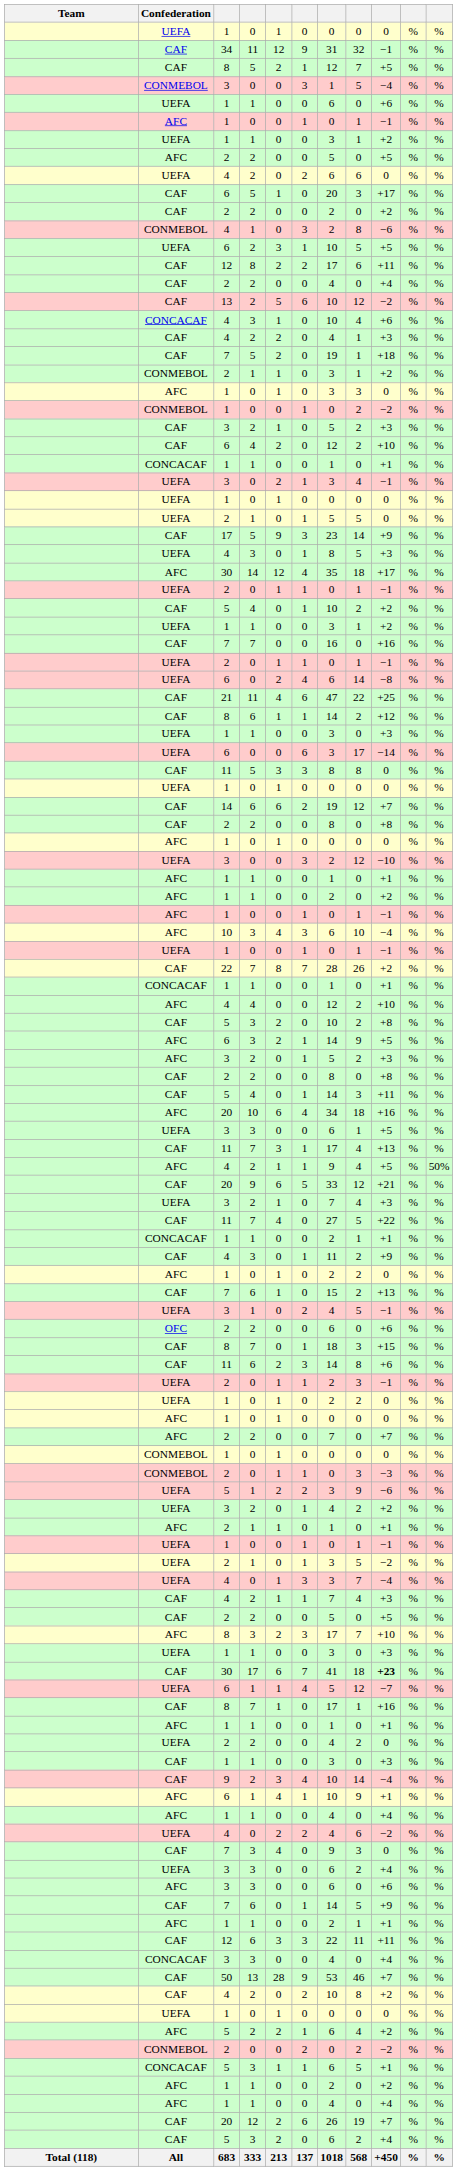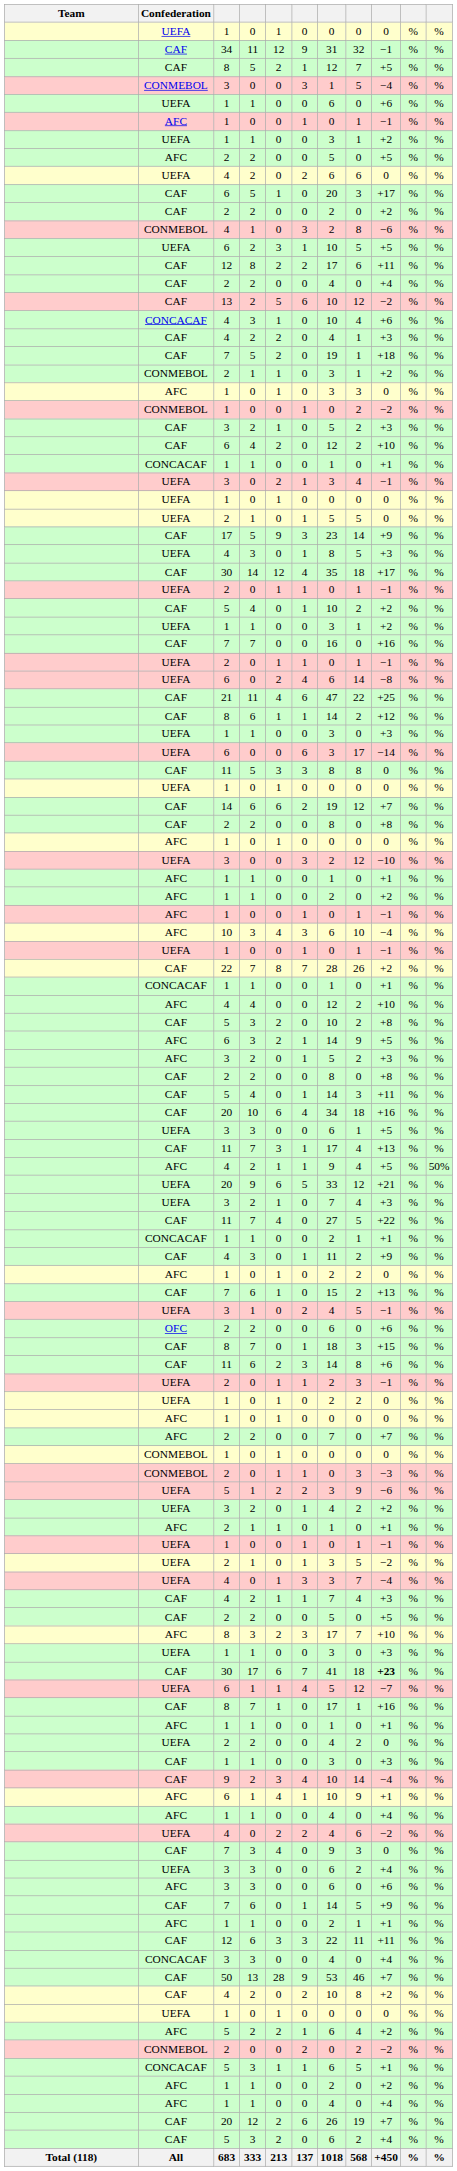(176, 572) AFC -> (176, 572) CAF
(176, 1112) AFC -> (176, 1112) CAF
(176, 1184) CAF -> (176, 1184) UEFA
